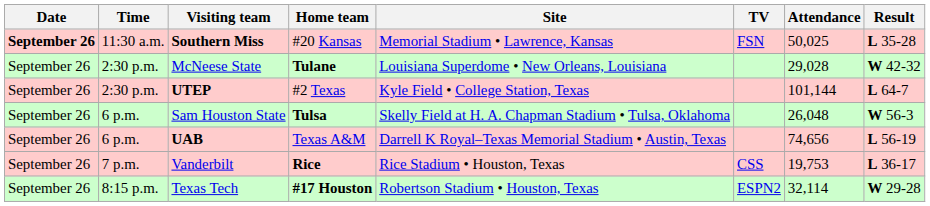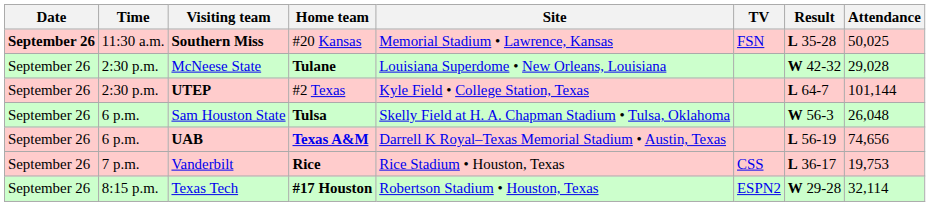columns swapped: (894, 16) <-> (824, 16)
(329, 139) normal -> (330, 139) bold
